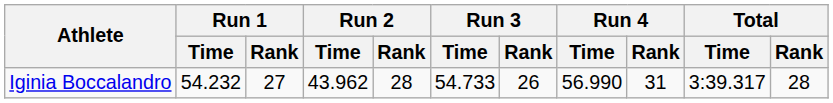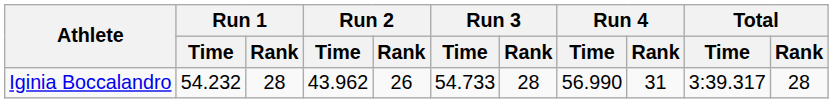(274, 83) 27 -> (274, 83) 28
(401, 83) 28 -> (401, 83) 26
(528, 83) 26 -> (528, 83) 28
